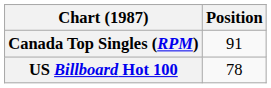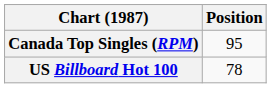(234, 43) 91 -> (234, 43) 95
